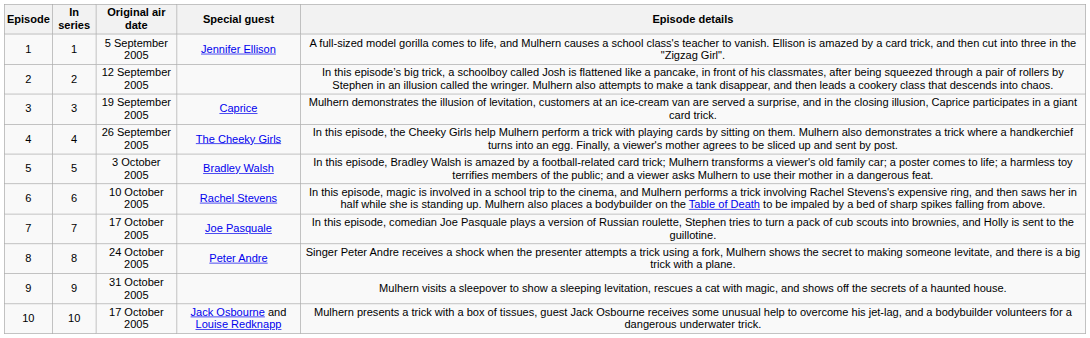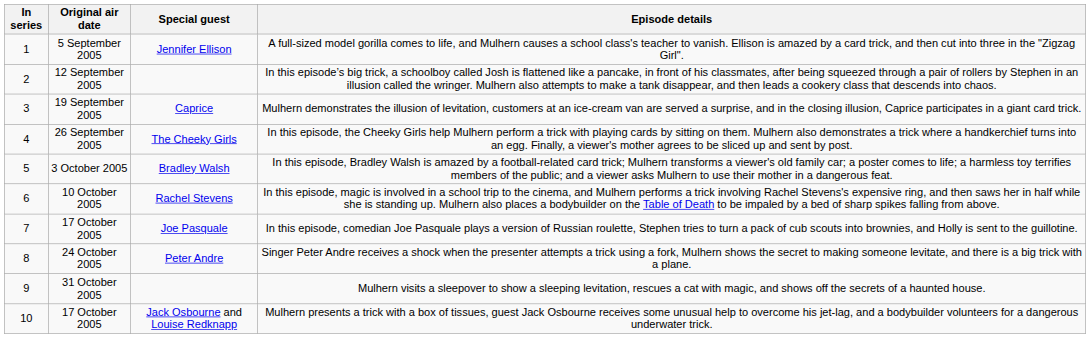- column: (28, 19)
